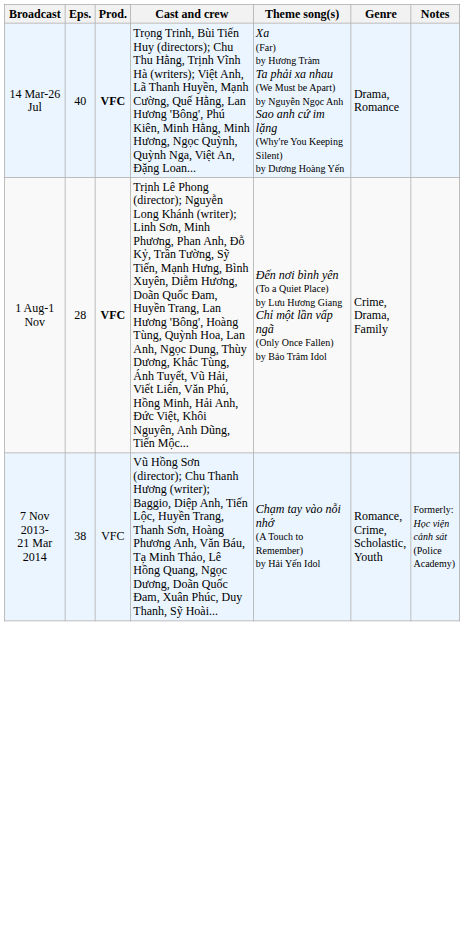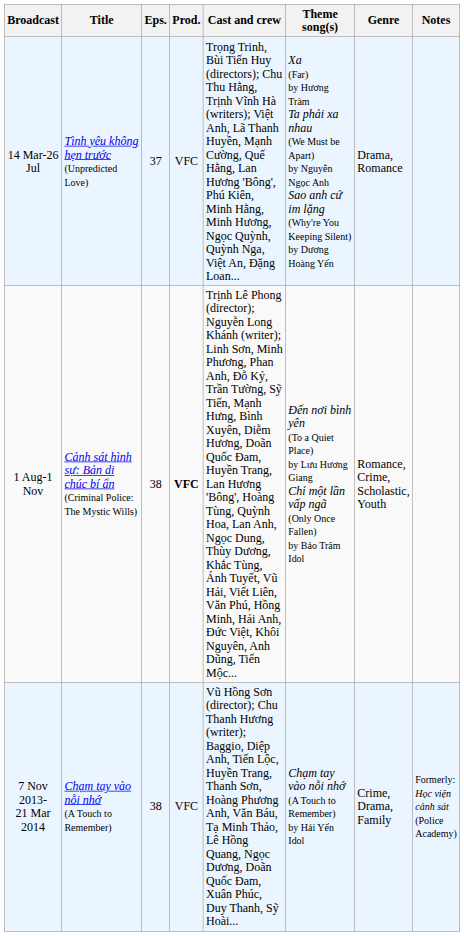+ column: (102, 20)
(80, 100) 40 -> (156, 161) 37
(113, 100) bold -> (186, 161) normal
(80, 315) 28 -> (156, 484) 38
(372, 315) Crime, Drama, Family -> (384, 484) Romance, Crime, Scholastic, Youth
(380, 536) Romance, Crime, Scholastic, Youth -> (375, 806) Crime, Drama, Family
